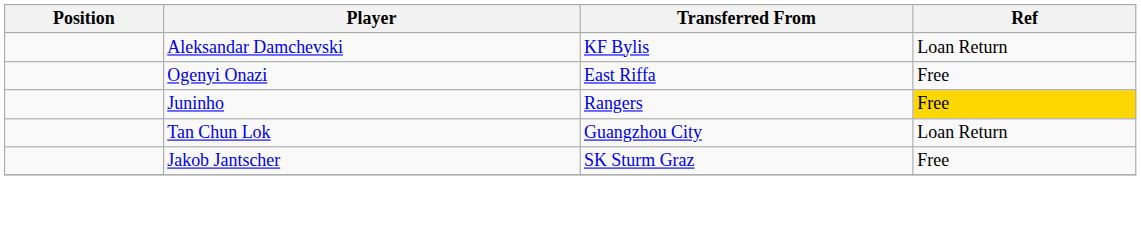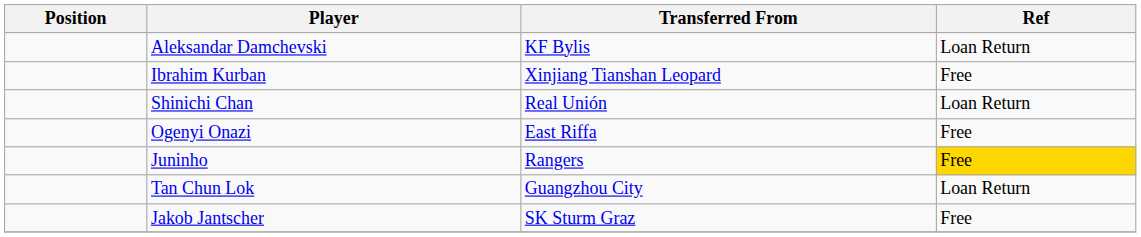+ row: (208, 75)
+ row: (202, 103)
